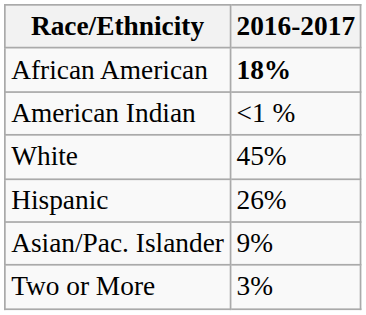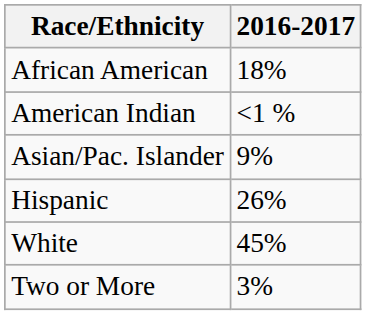(264, 69) bold -> (262, 69) normal
rows swapped: (118, 243) <-> (45, 156)
